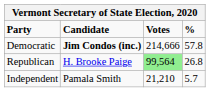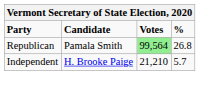- row: (31, 45)
(97, 62) H. Brooke Paige -> (93, 45) Pamala Smith
(92, 78) Pamala Smith -> (99, 62) H. Brooke Paige
